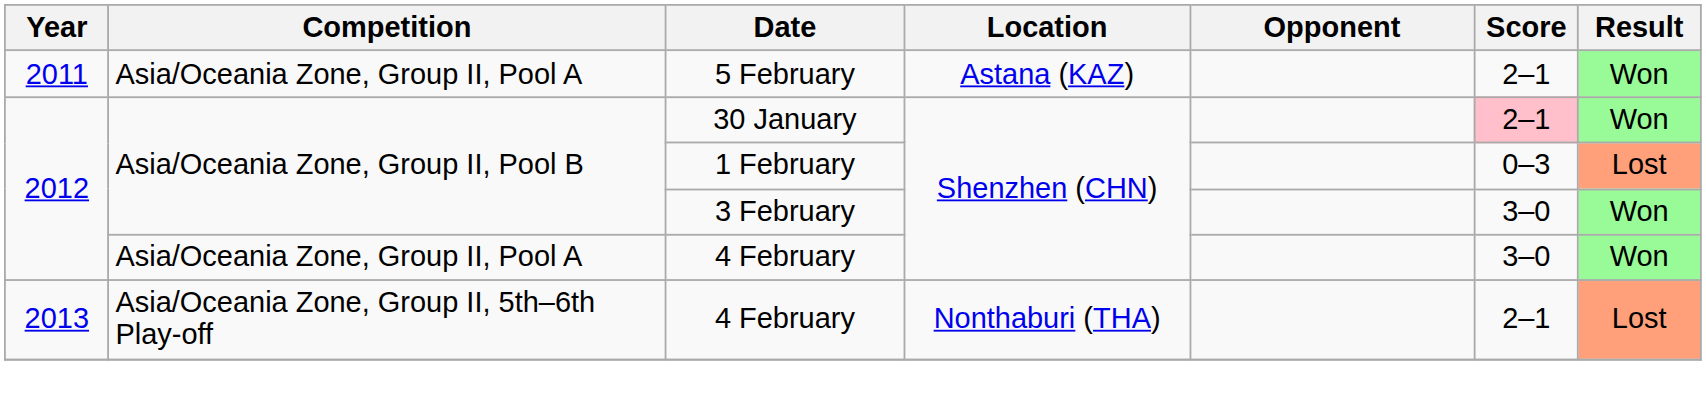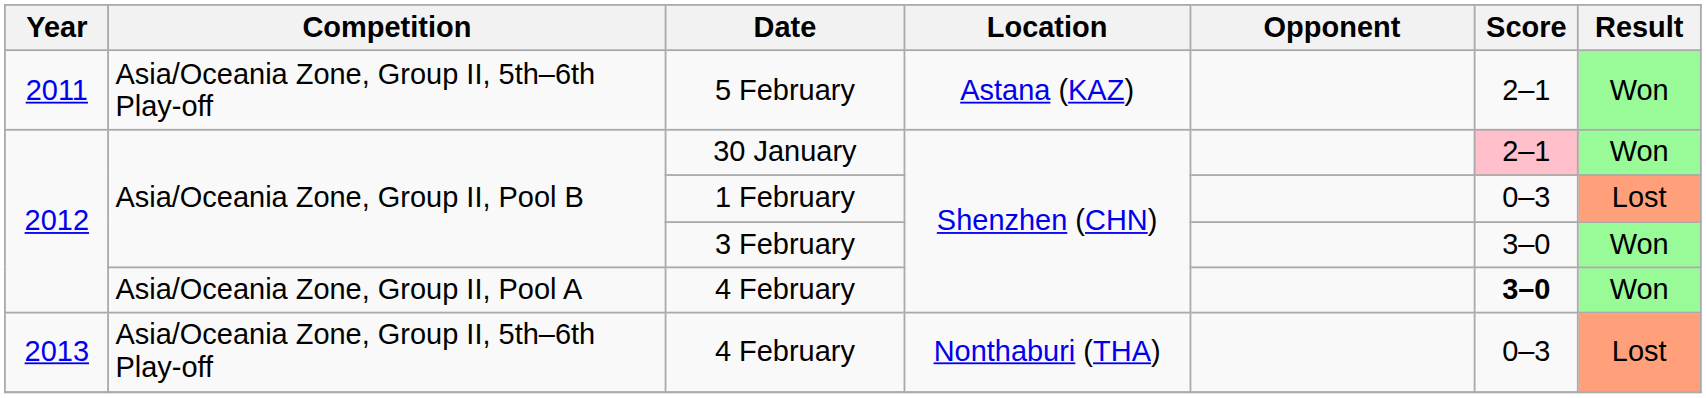(349, 73) Asia/Oceania Zone, Group II, Pool A -> (355, 89) Asia/Oceania Zone, Group II, 5th–6th Play-off
(1526, 257) normal -> (1526, 289) bold
(1526, 319) 2–1 -> (1526, 351) 0–3
